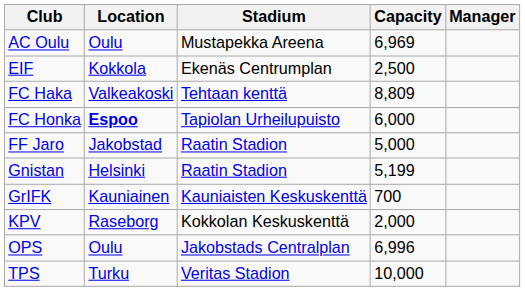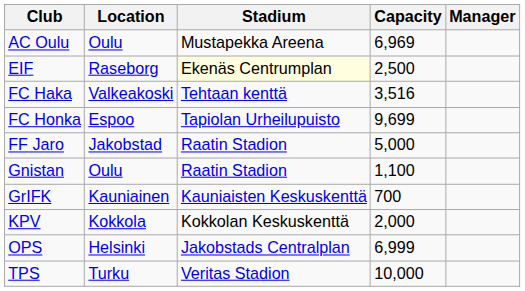(117, 68) Kokkola -> (123, 68) Raseborg
(256, 68) no background -> (256, 68) lightyellow background
(395, 94) 8,809 -> (395, 94) 3,516
(113, 119) bold -> (111, 119) normal
(395, 119) 6,000 -> (395, 119) 9,699
(117, 171) Helsinki -> (105, 171) Oulu
(395, 171) 5,199 -> (395, 171) 1,100
(123, 222) Raseborg -> (117, 222) Kokkola
(105, 247) Oulu -> (117, 247) Helsinki
(395, 247) 6,996 -> (395, 247) 6,999
